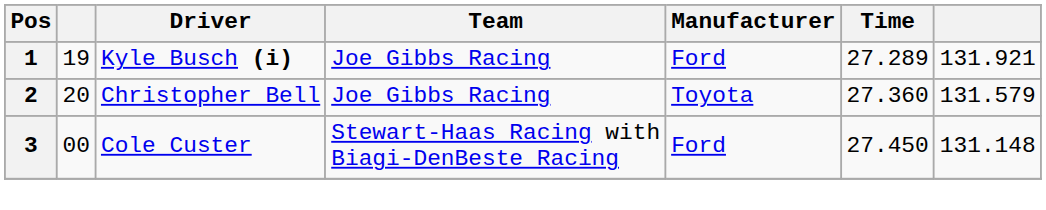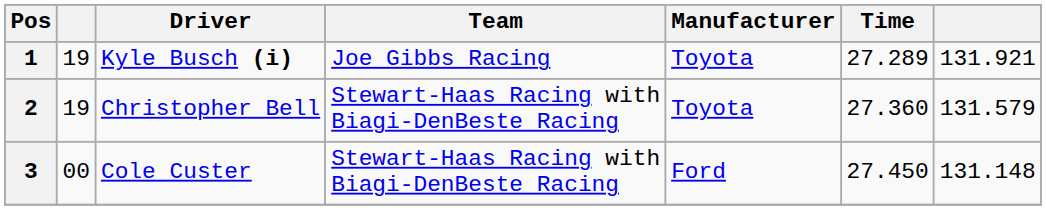(699, 61) Ford -> (712, 61) Toyota
(76, 97) 20 -> (76, 110) 19
(441, 97) Joe Gibbs Racing -> (496, 110) Stewart-Haas Racing with Biagi-DenBeste Racing
